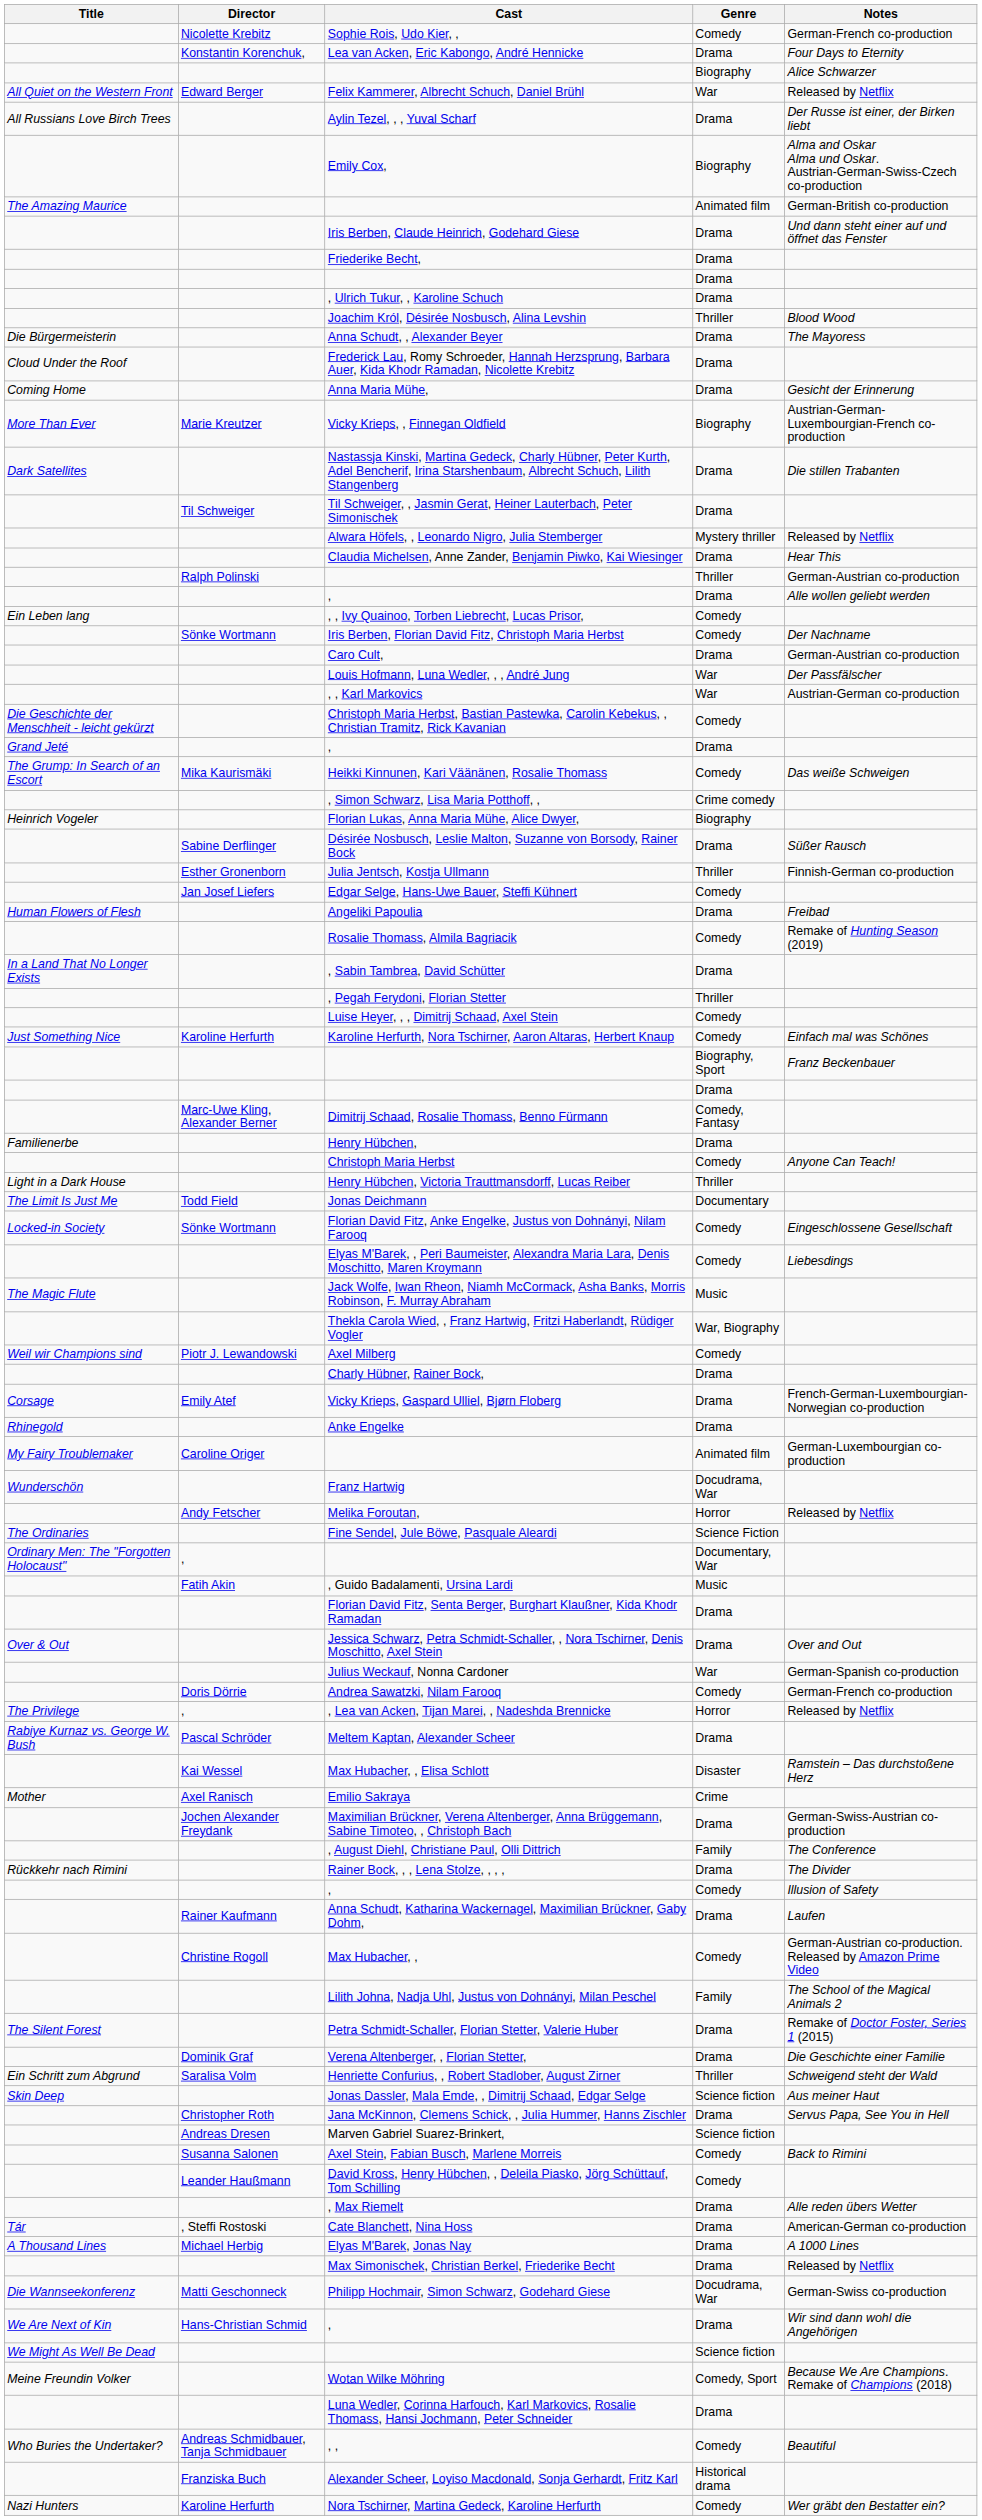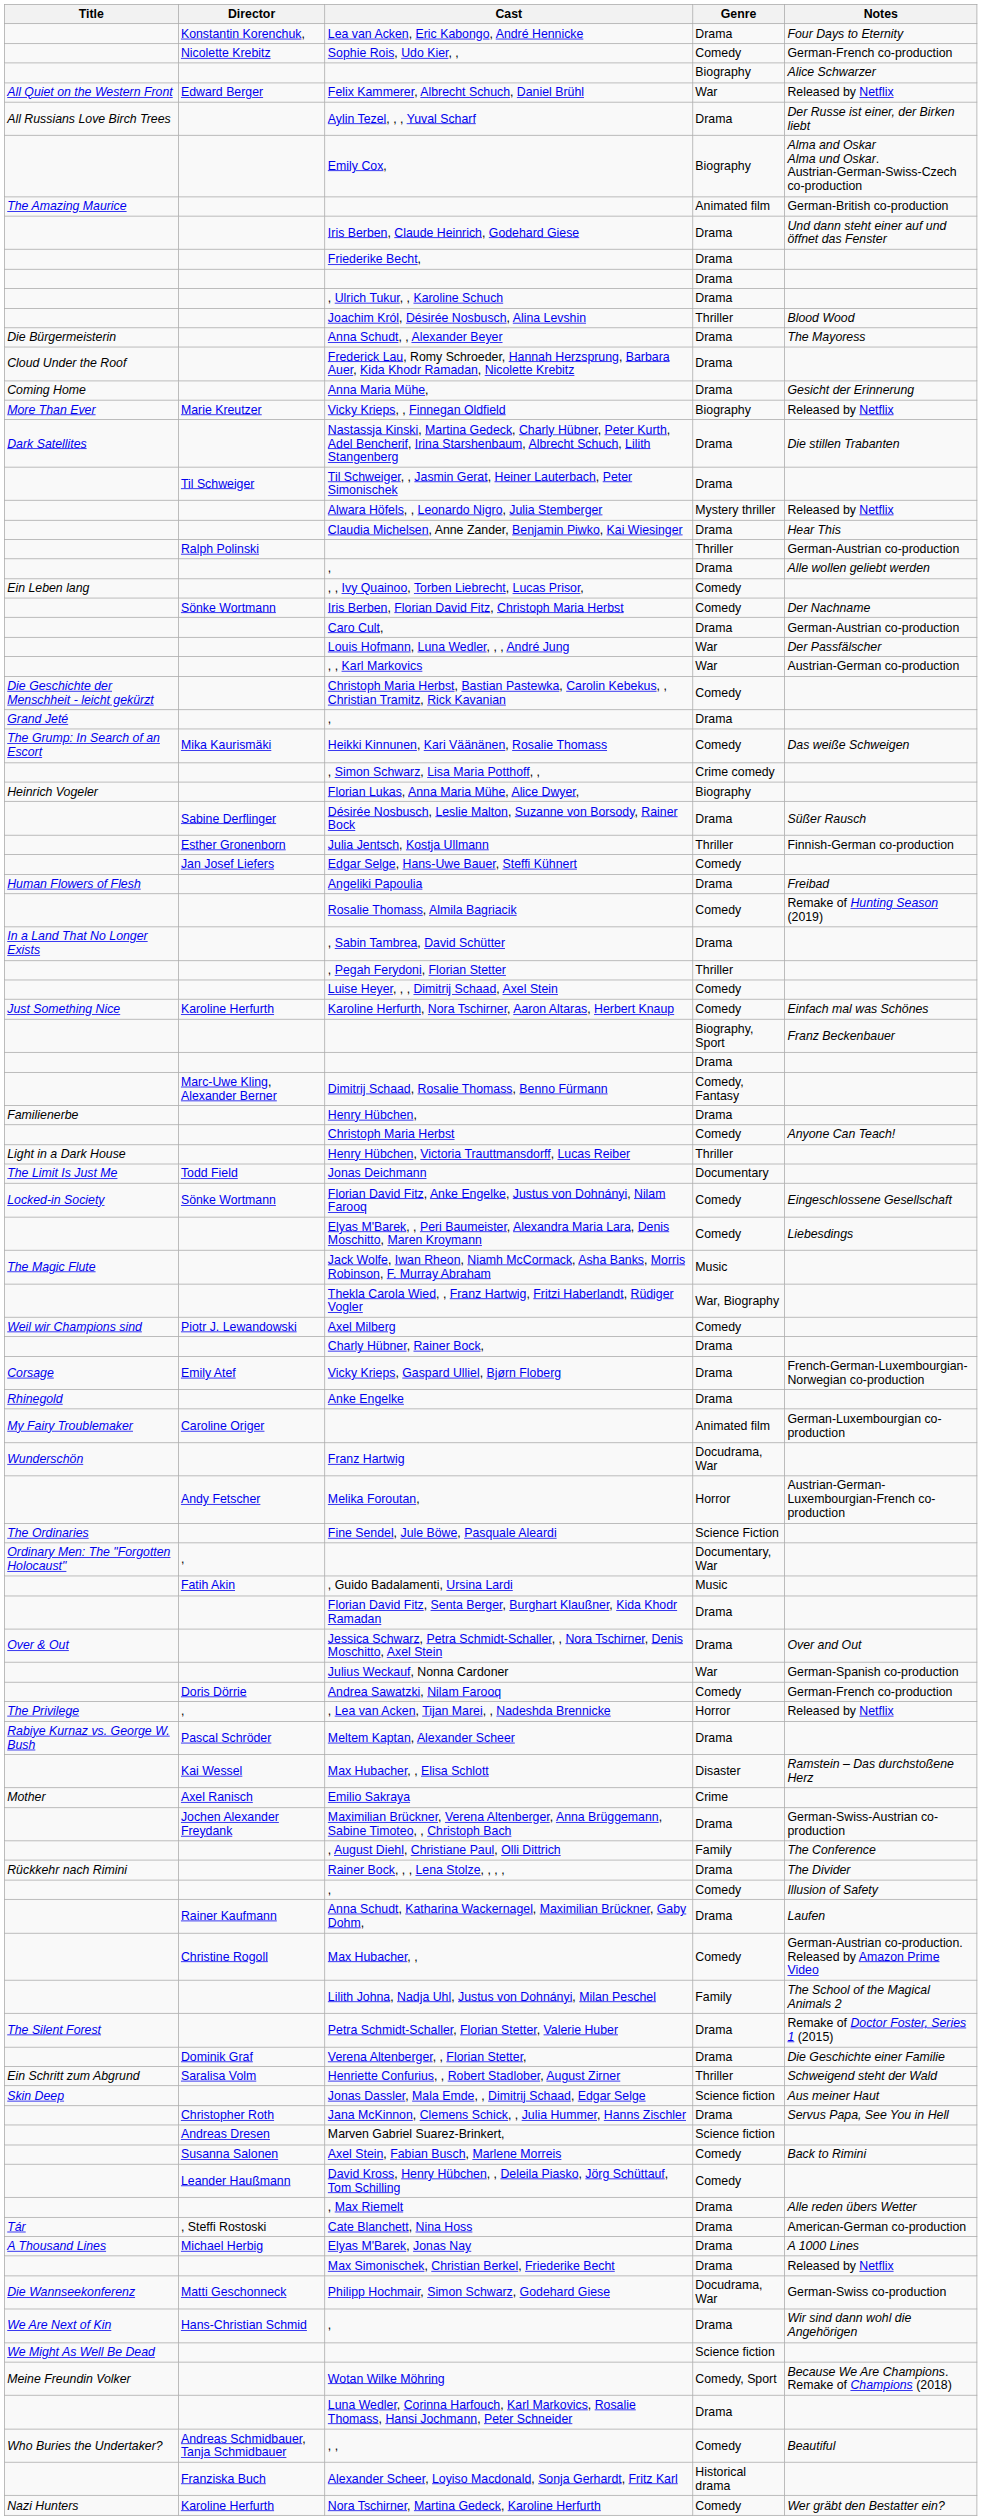rows swapped: (456, 53) <-> (393, 33)
(861, 423) Austrian-German-Luxembourgian-French co-production -> (841, 410) Released by Netflix
(841, 1513) Released by Netflix -> (861, 1499) Austrian-German-Luxembourgian-French co-production
